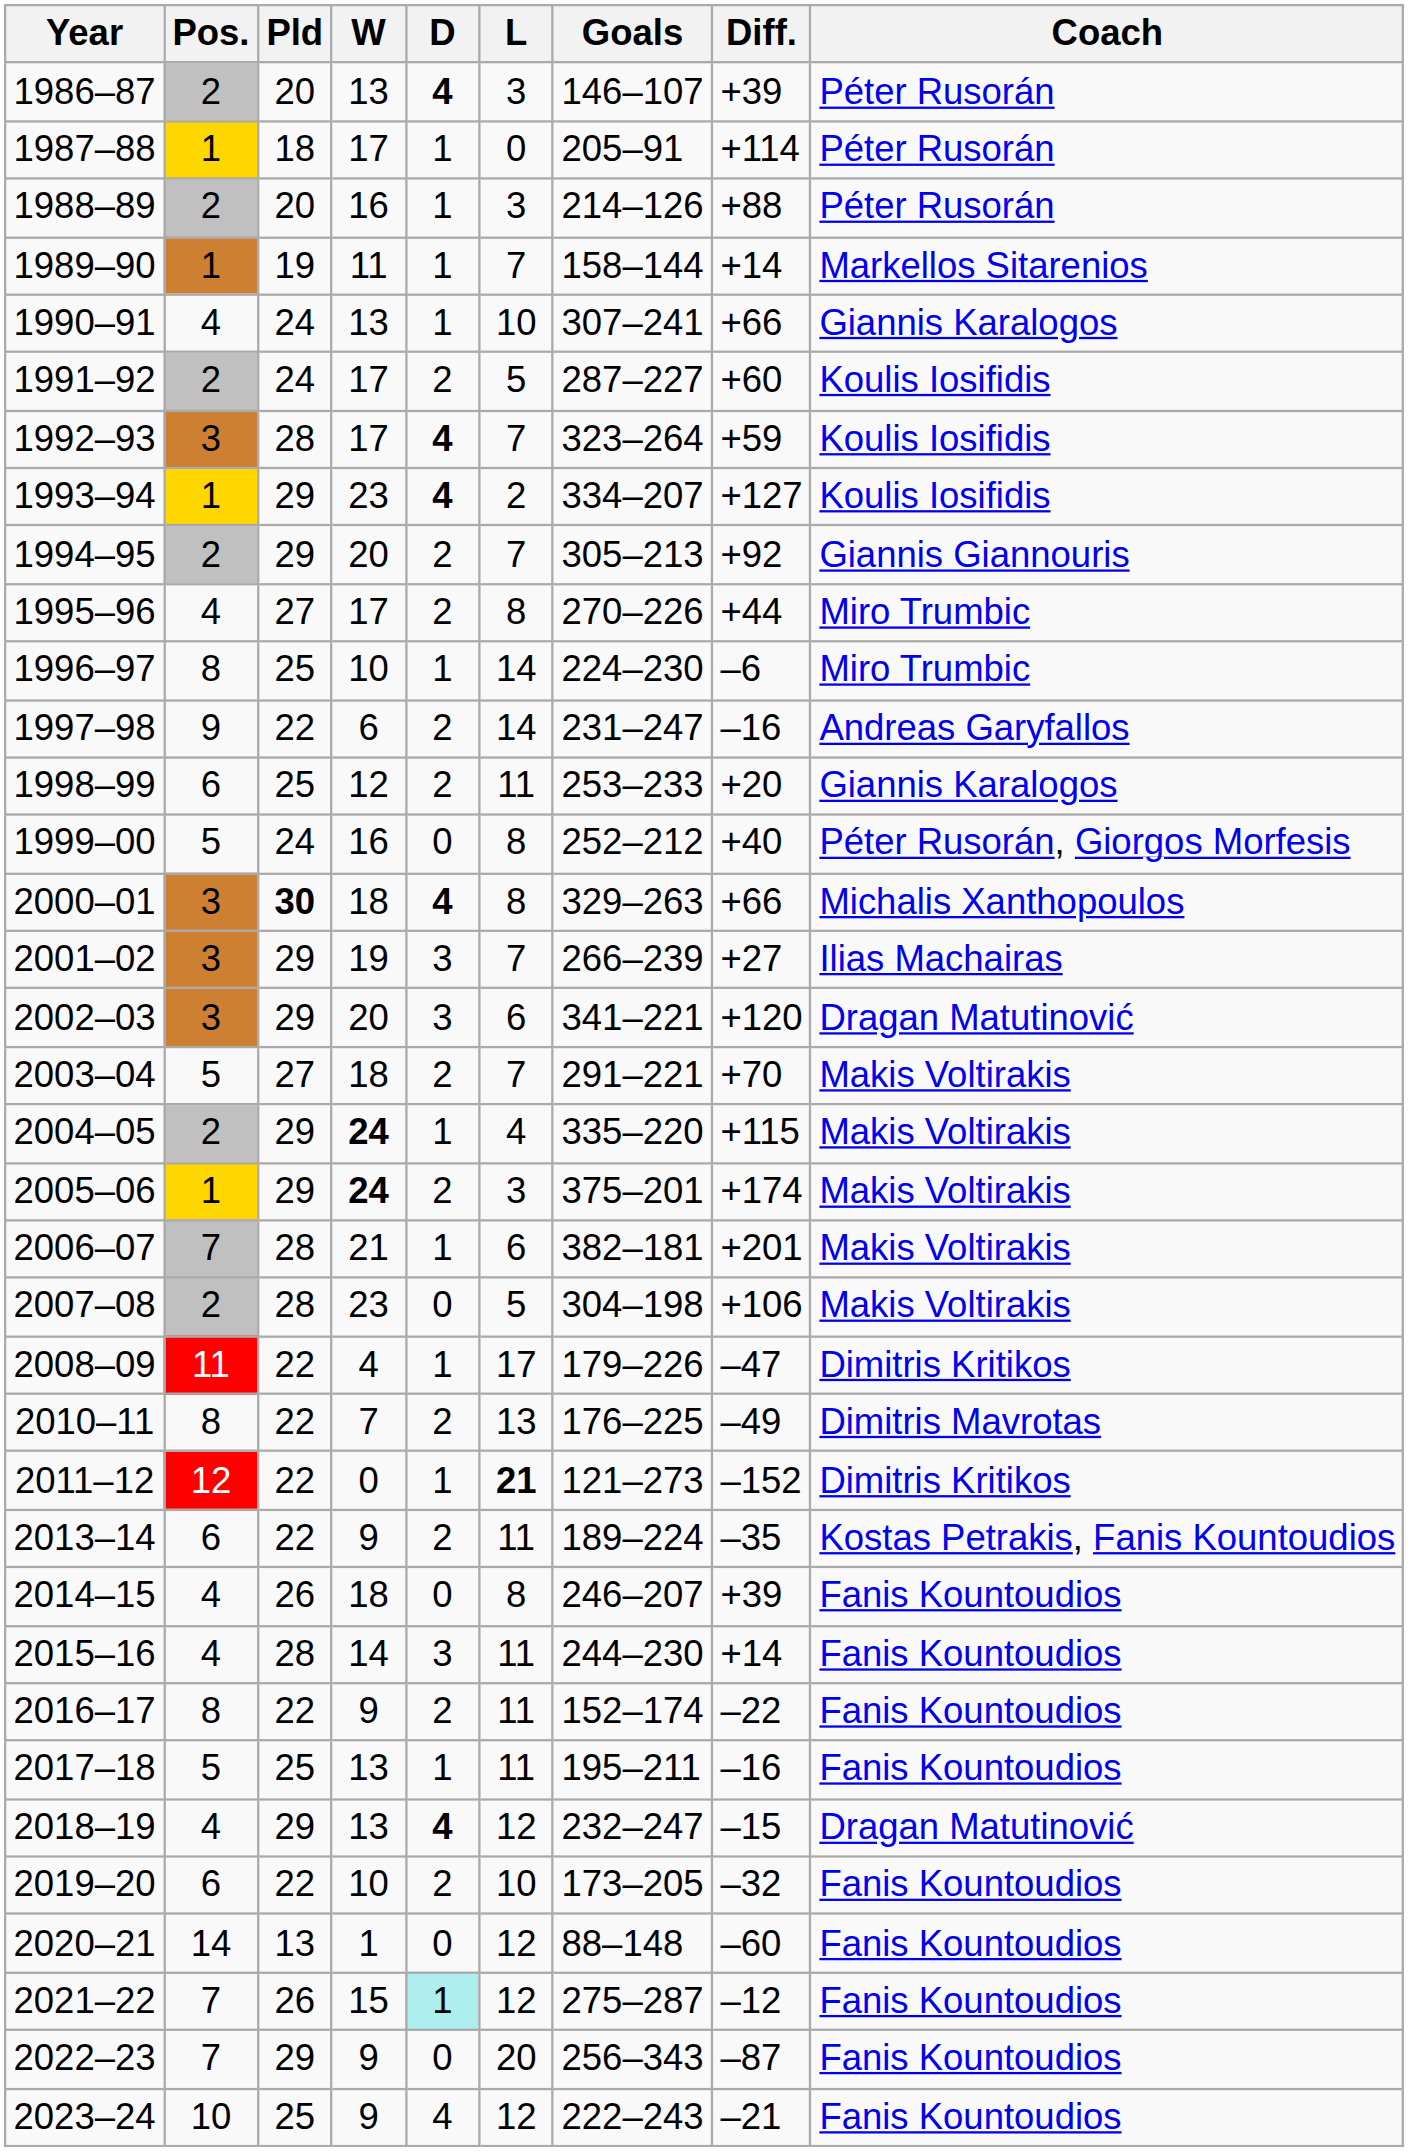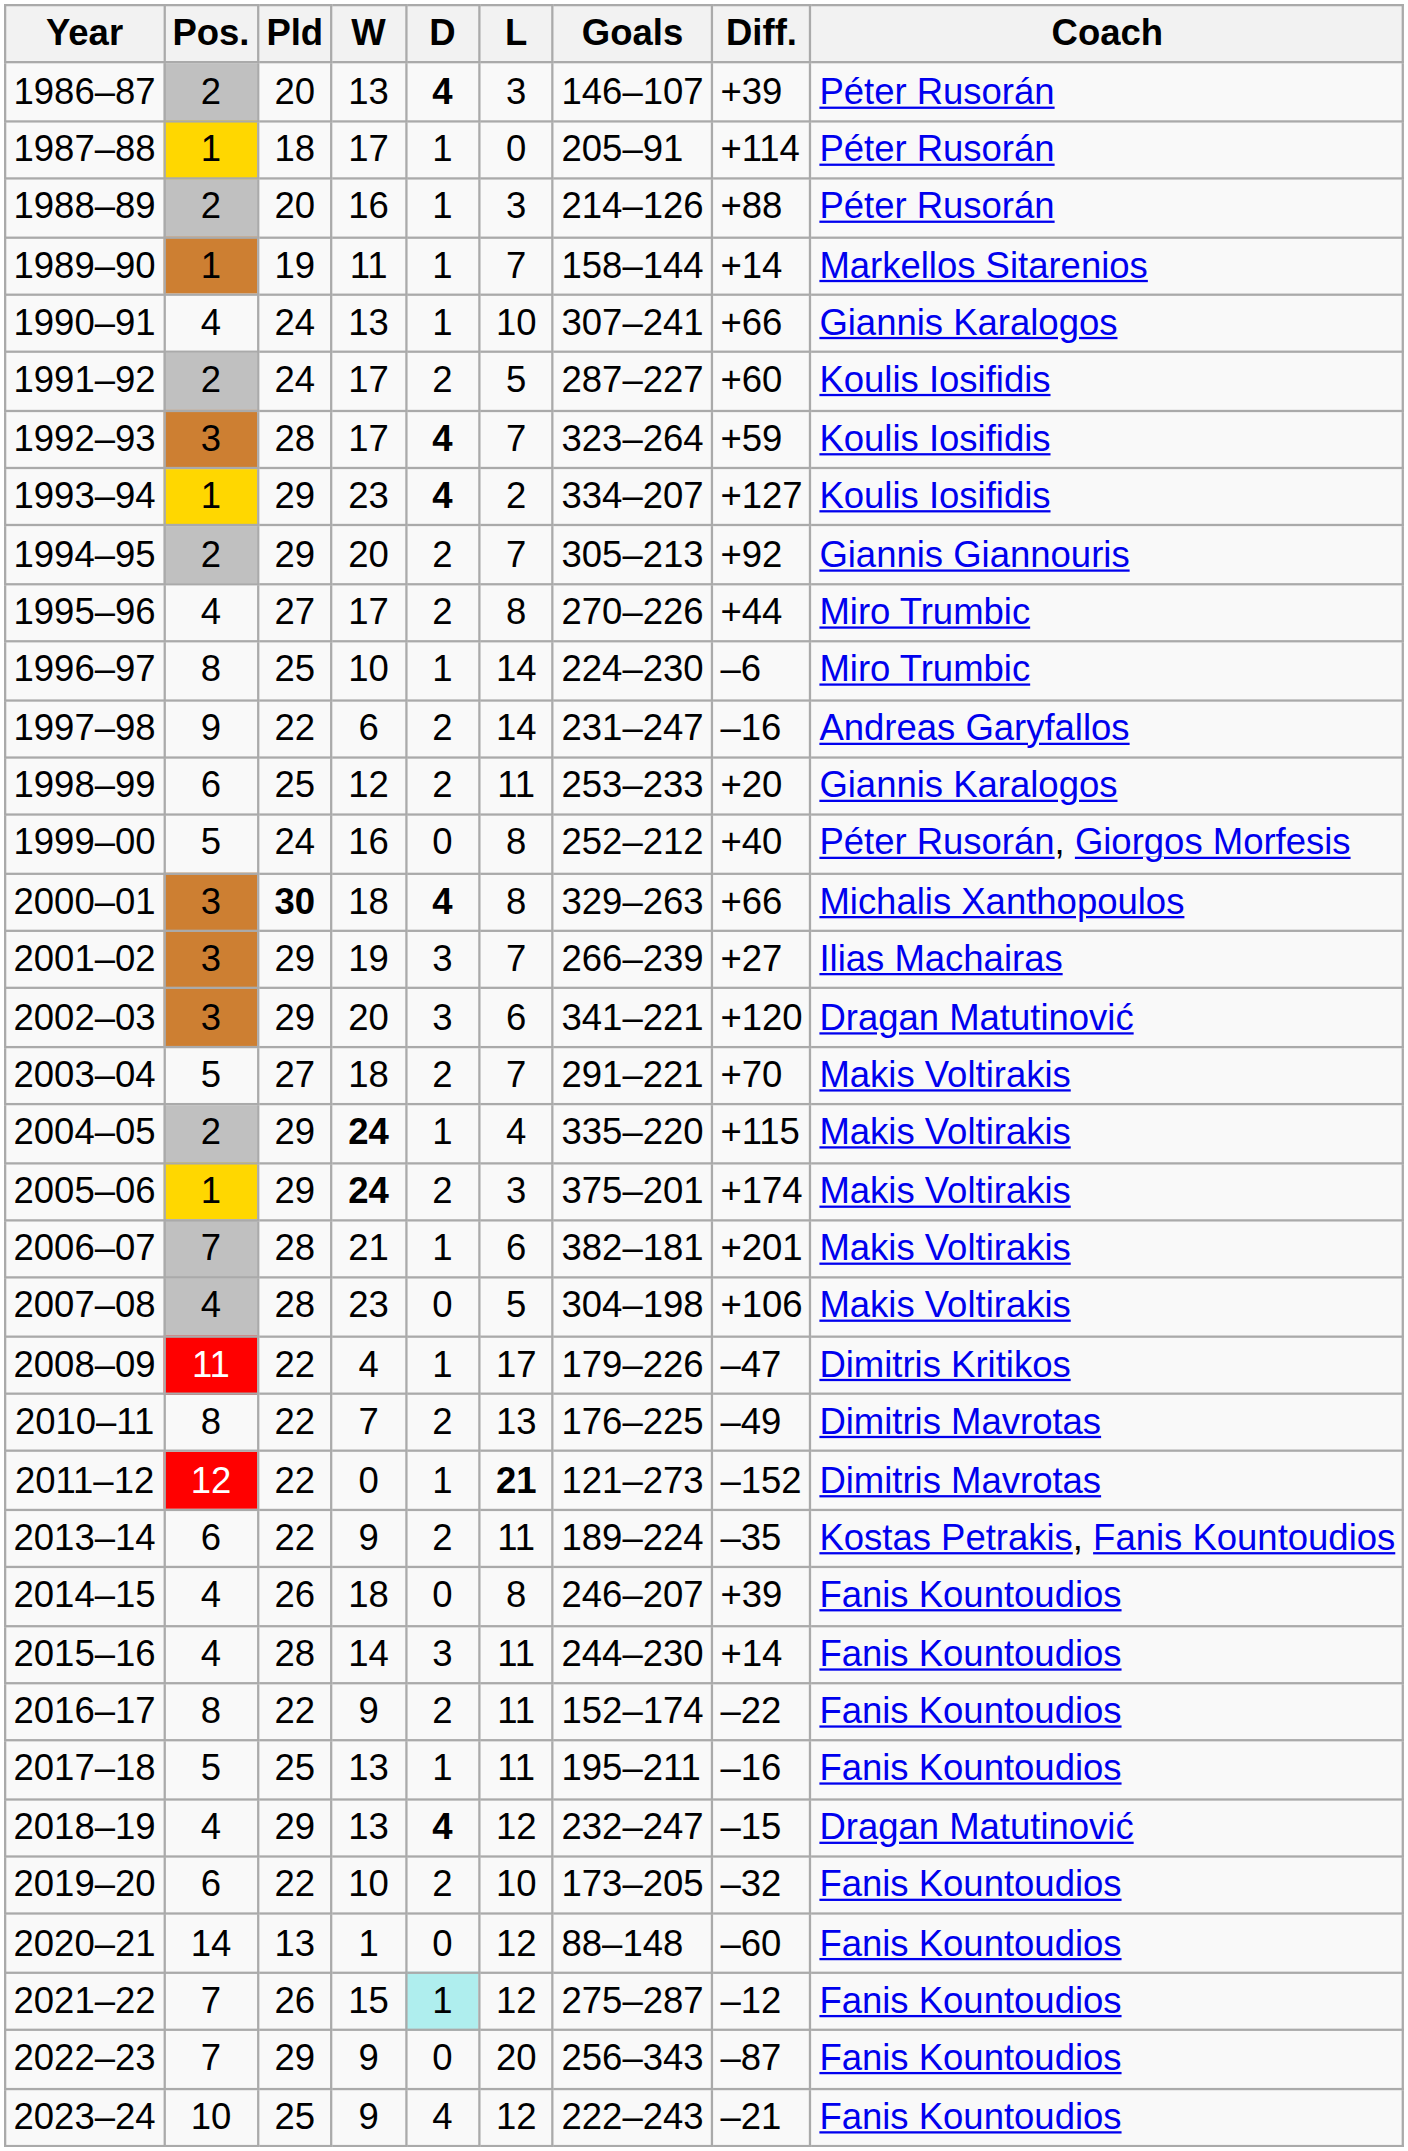(211, 1306) 2 -> (211, 1306) 4
(945, 1479) Dimitris Kritikos -> (960, 1479) Dimitris Mavrotas
